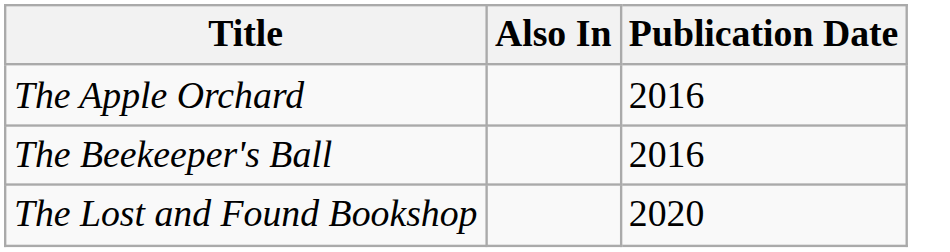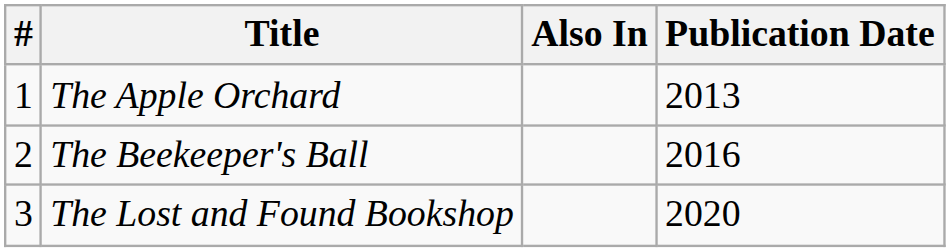+ column: (23, 34)
(667, 94) 2016 -> (703, 94) 2013
